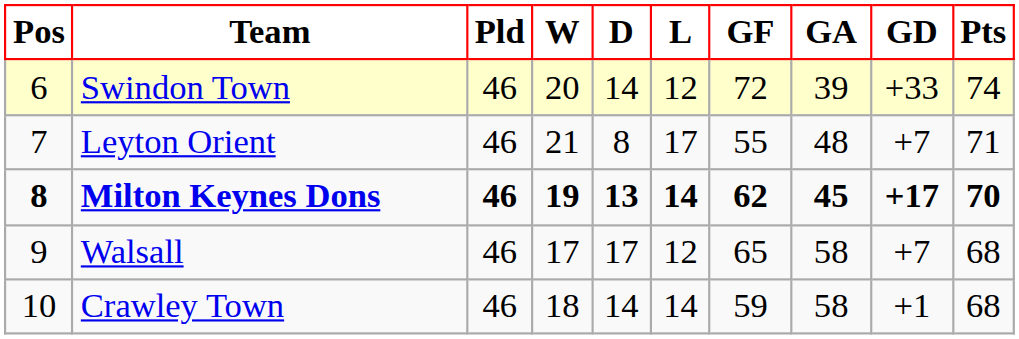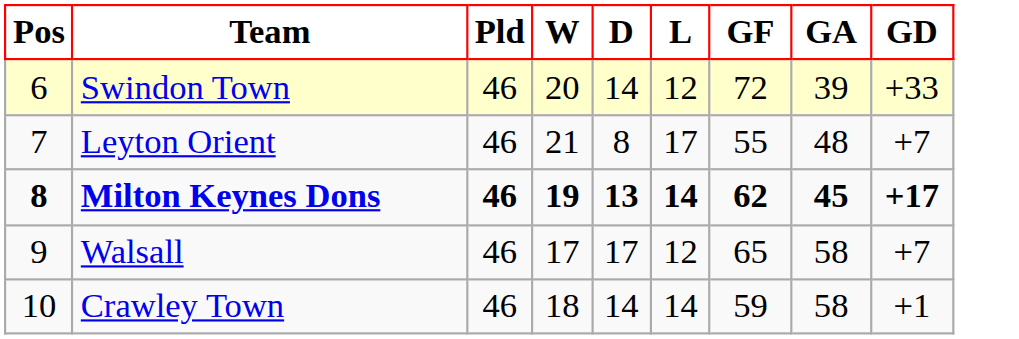- column: (983, 31)
